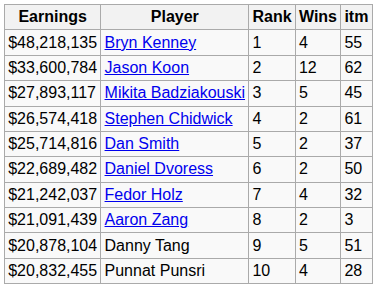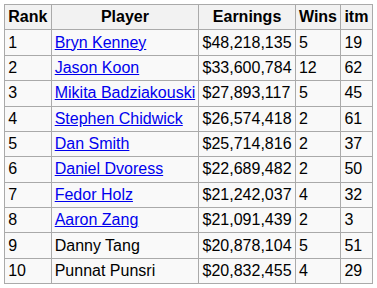columns swapped: (272, 17) <-> (53, 17)
(303, 42) 4 -> (303, 42) 5
(353, 42) 55 -> (353, 42) 19
(353, 270) 28 -> (353, 270) 29
